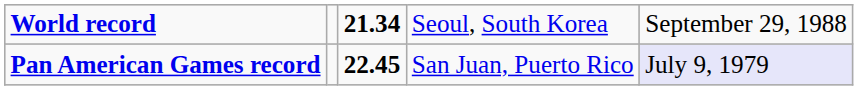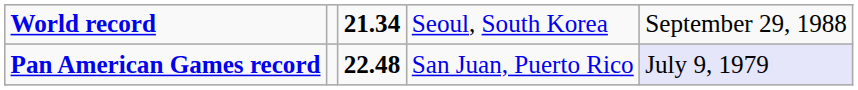(372, 64) 22.45 -> (372, 64) 22.48
